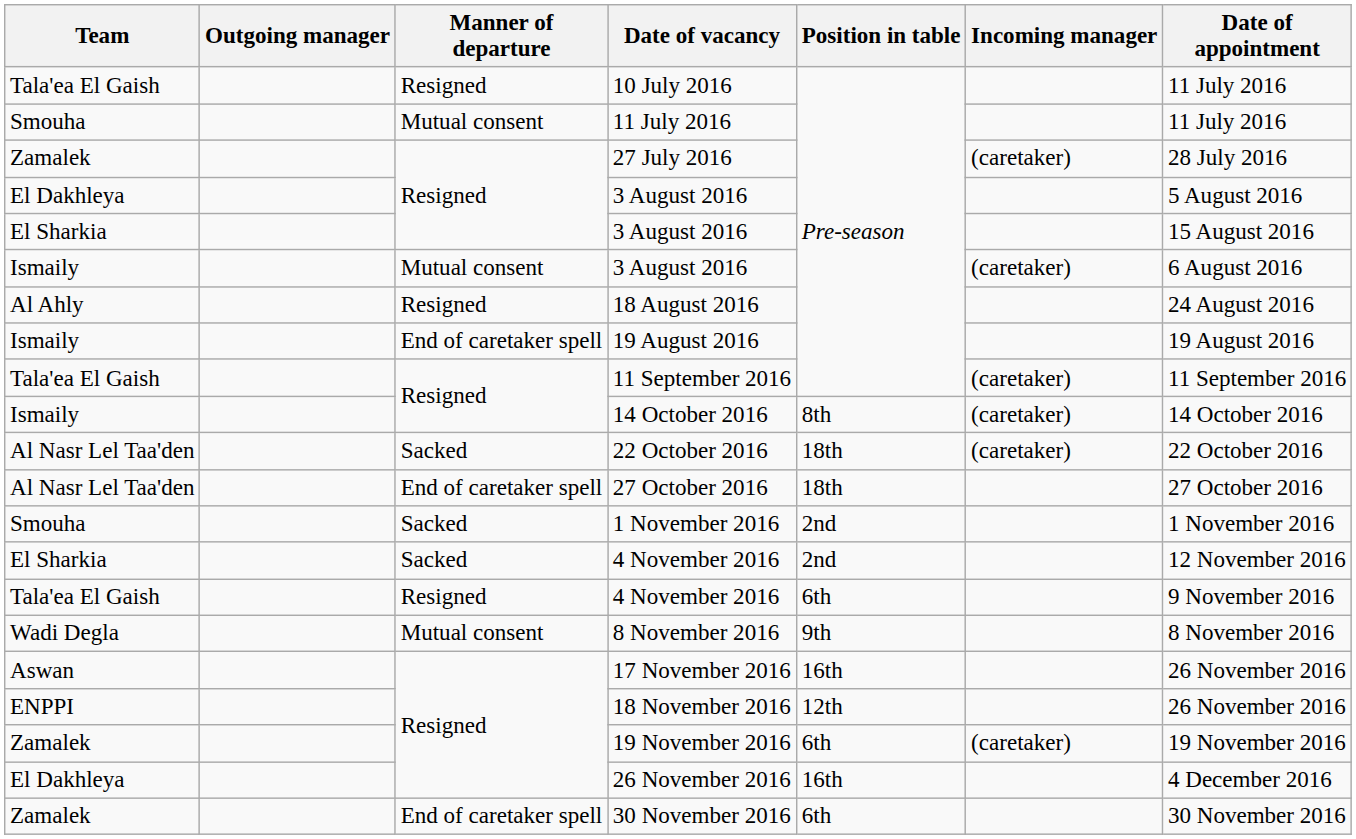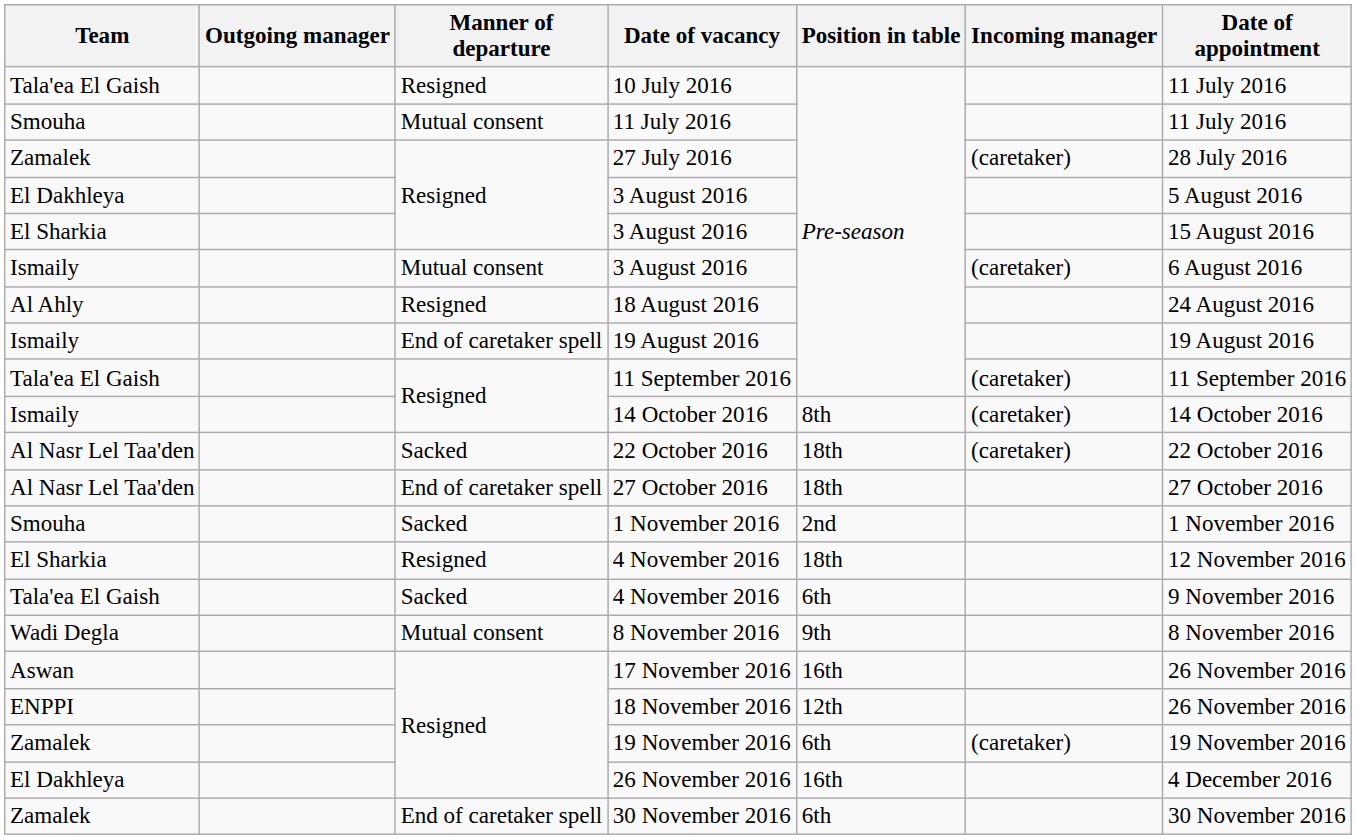(434, 560) Sacked -> (444, 560) Resigned
(819, 560) 2nd -> (822, 560) 18th
(444, 596) Resigned -> (434, 596) Sacked
